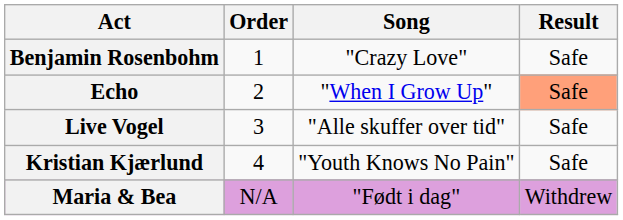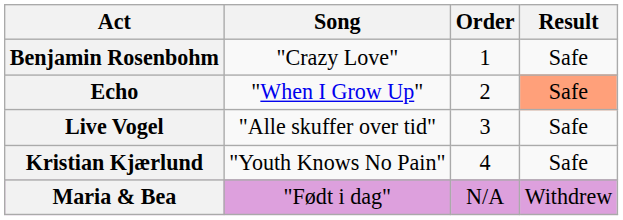columns swapped: (259, 22) <-> (406, 22)
